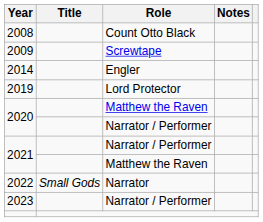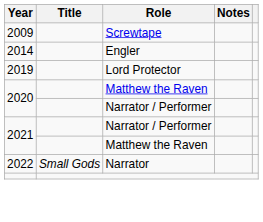- row: (20, 32)
- row: (20, 201)
